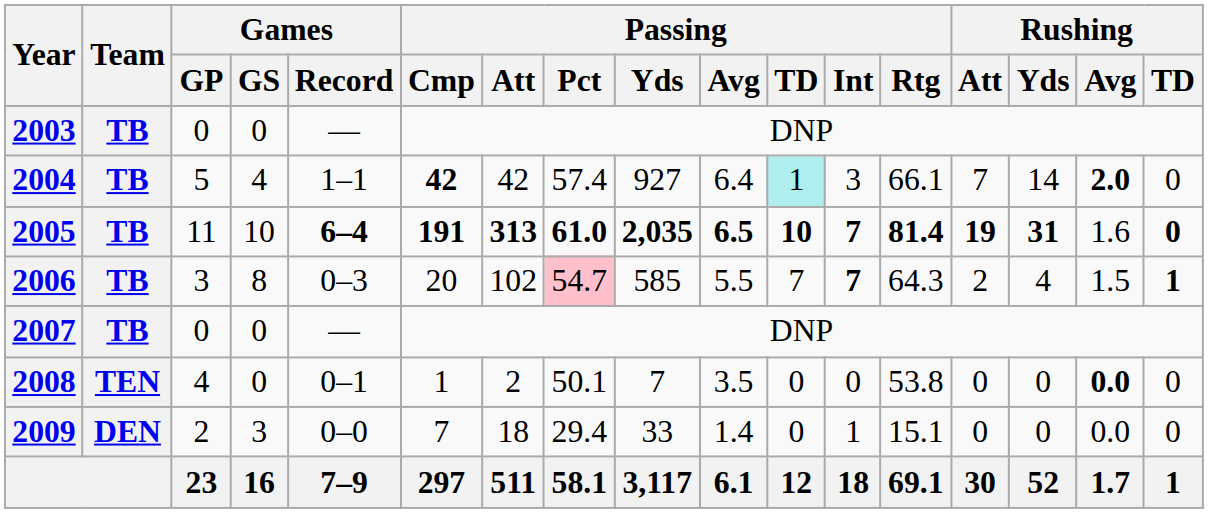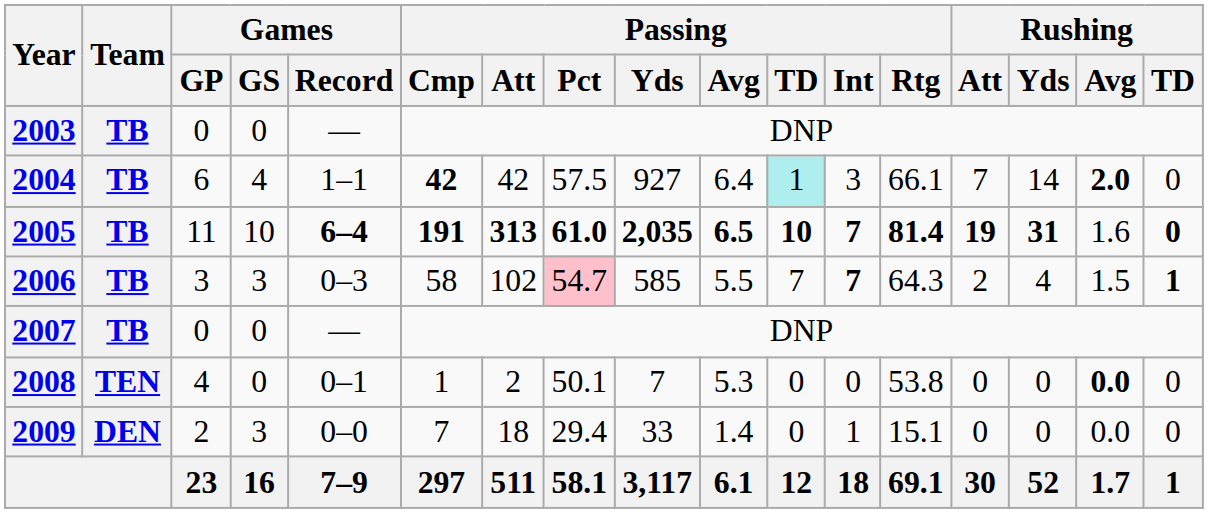(201, 180) 5 -> (201, 180) 6
(579, 180) 57.4 -> (579, 180) 57.5
(259, 280) 8 -> (259, 280) 3
(441, 280) 20 -> (441, 280) 58
(734, 381) 3.5 -> (734, 381) 5.3
